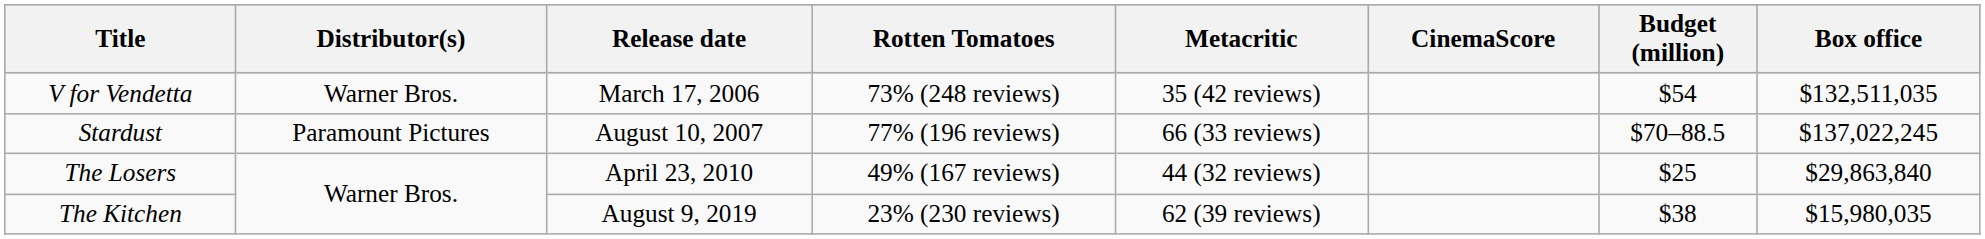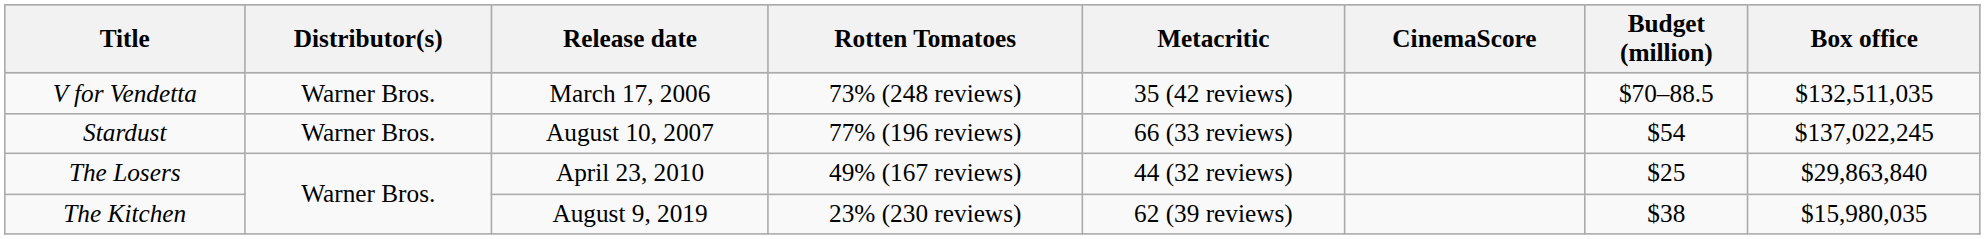(1678, 93) $54 -> (1666, 93) $70–88.5
(391, 133) Paramount Pictures -> (368, 133) Warner Bros.
(1678, 133) $70–88.5 -> (1666, 133) $54
